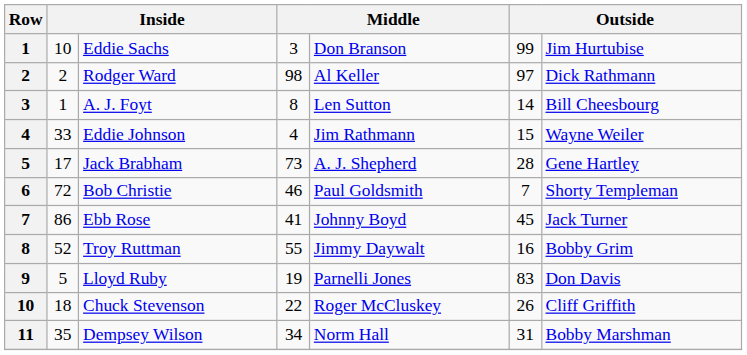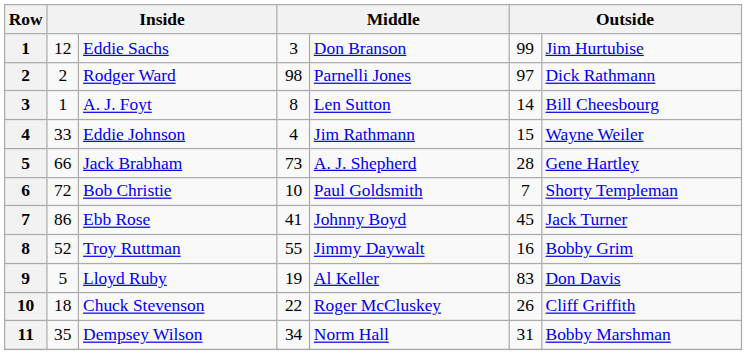(63, 47) 10 -> (63, 47) 12
(347, 76) Al Keller -> (362, 76) Parnelli Jones
(63, 162) 17 -> (63, 162) 66
(294, 191) 46 -> (294, 191) 10
(362, 277) Parnelli Jones -> (347, 277) Al Keller
